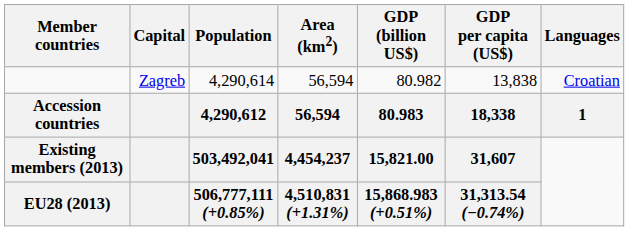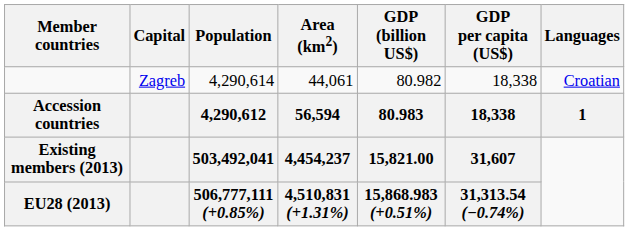(331, 80) 56,594 -> (331, 80) 44,061
(515, 80) 13,838 -> (515, 80) 18,338
